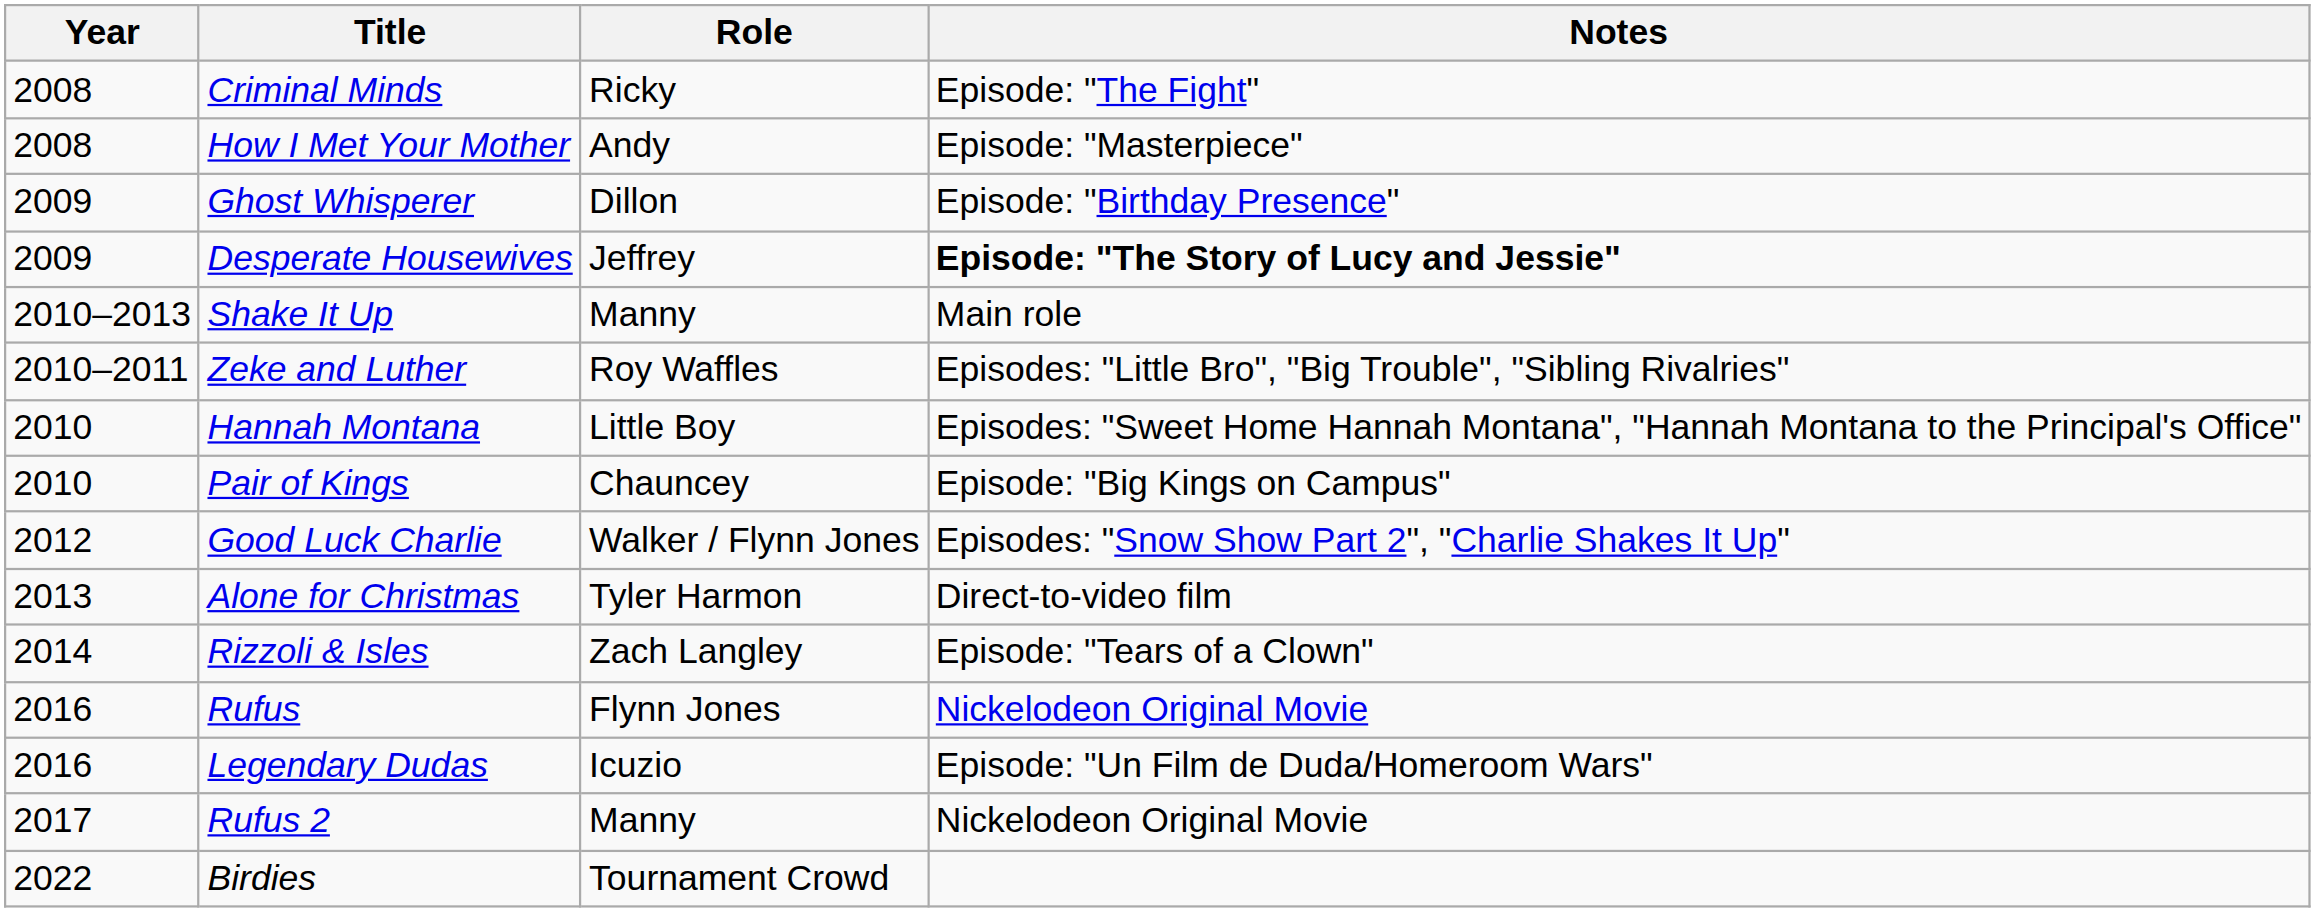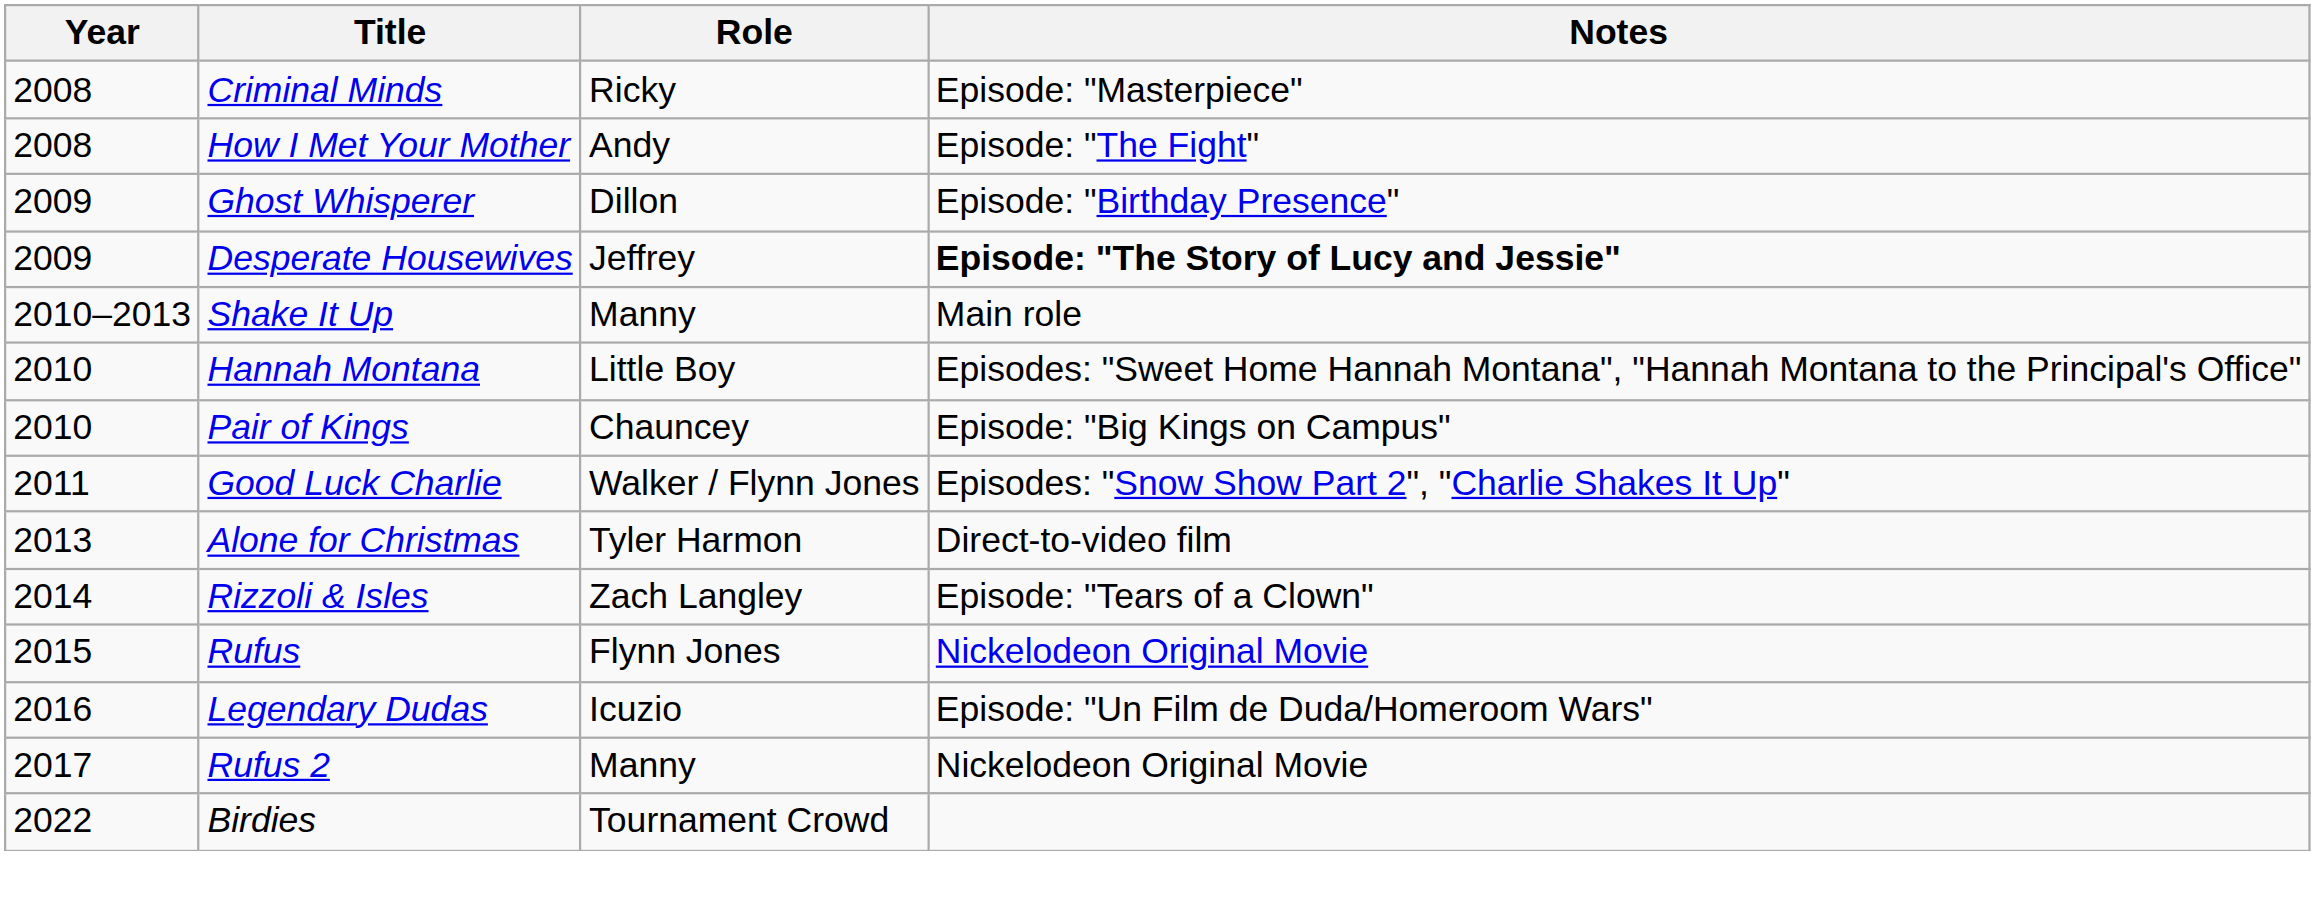(1098, 88) Episode: "The Fight" -> (1119, 88) Episode: "Masterpiece"
(1119, 145) Episode: "Masterpiece" -> (1098, 145) Episode: "The Fight"
- row: (337, 370)
(53, 539) 2012 -> (51, 483) 2011
(53, 708) 2016 -> (53, 652) 2015
